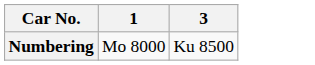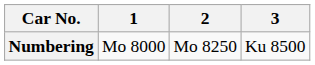+ column: (205, 18)
